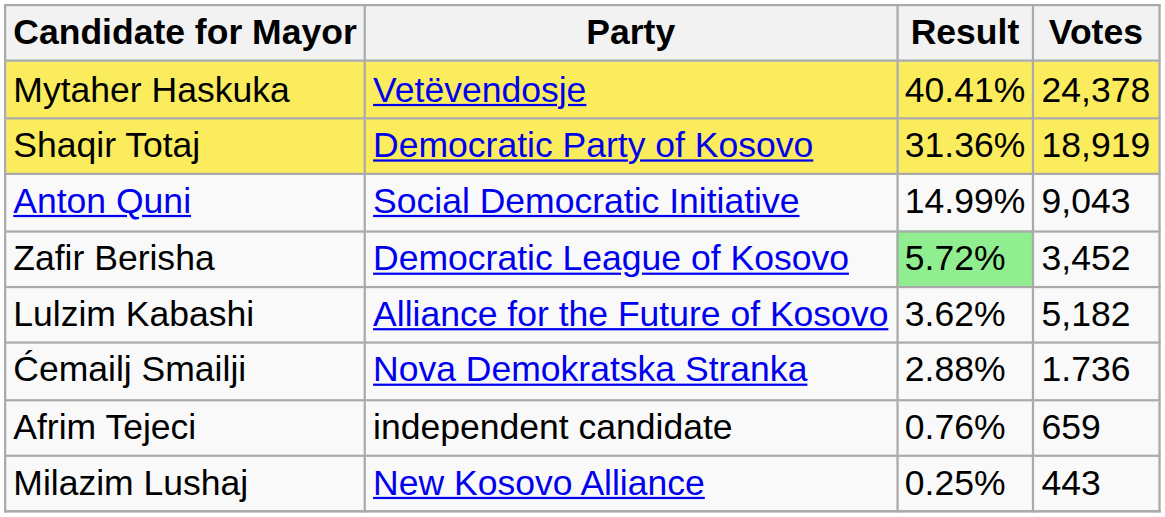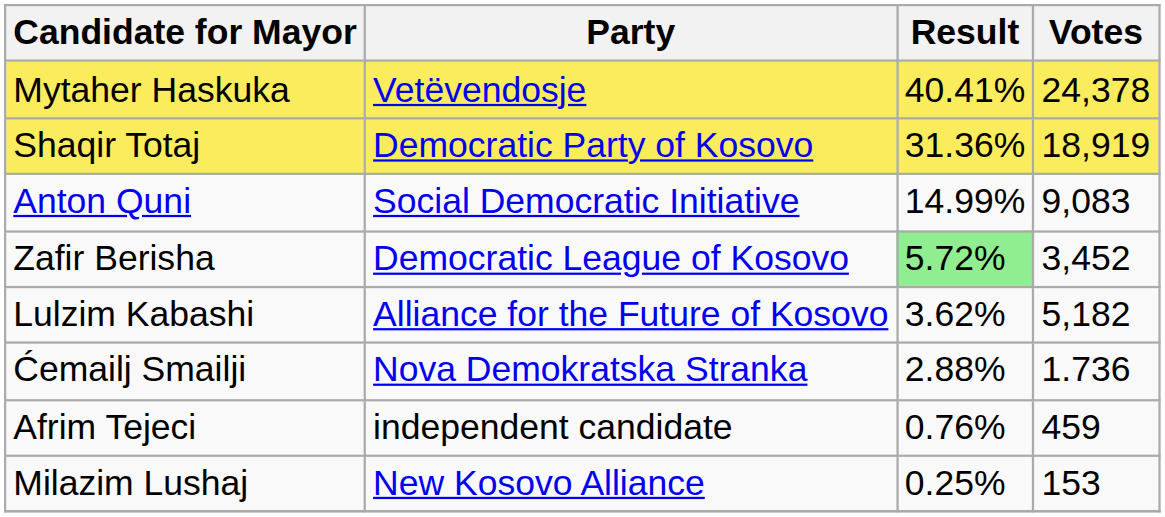(1086, 201) 9,043 -> (1086, 201) 9,083
(1071, 426) 659 -> (1071, 426) 459
(1071, 483) 443 -> (1071, 483) 153
